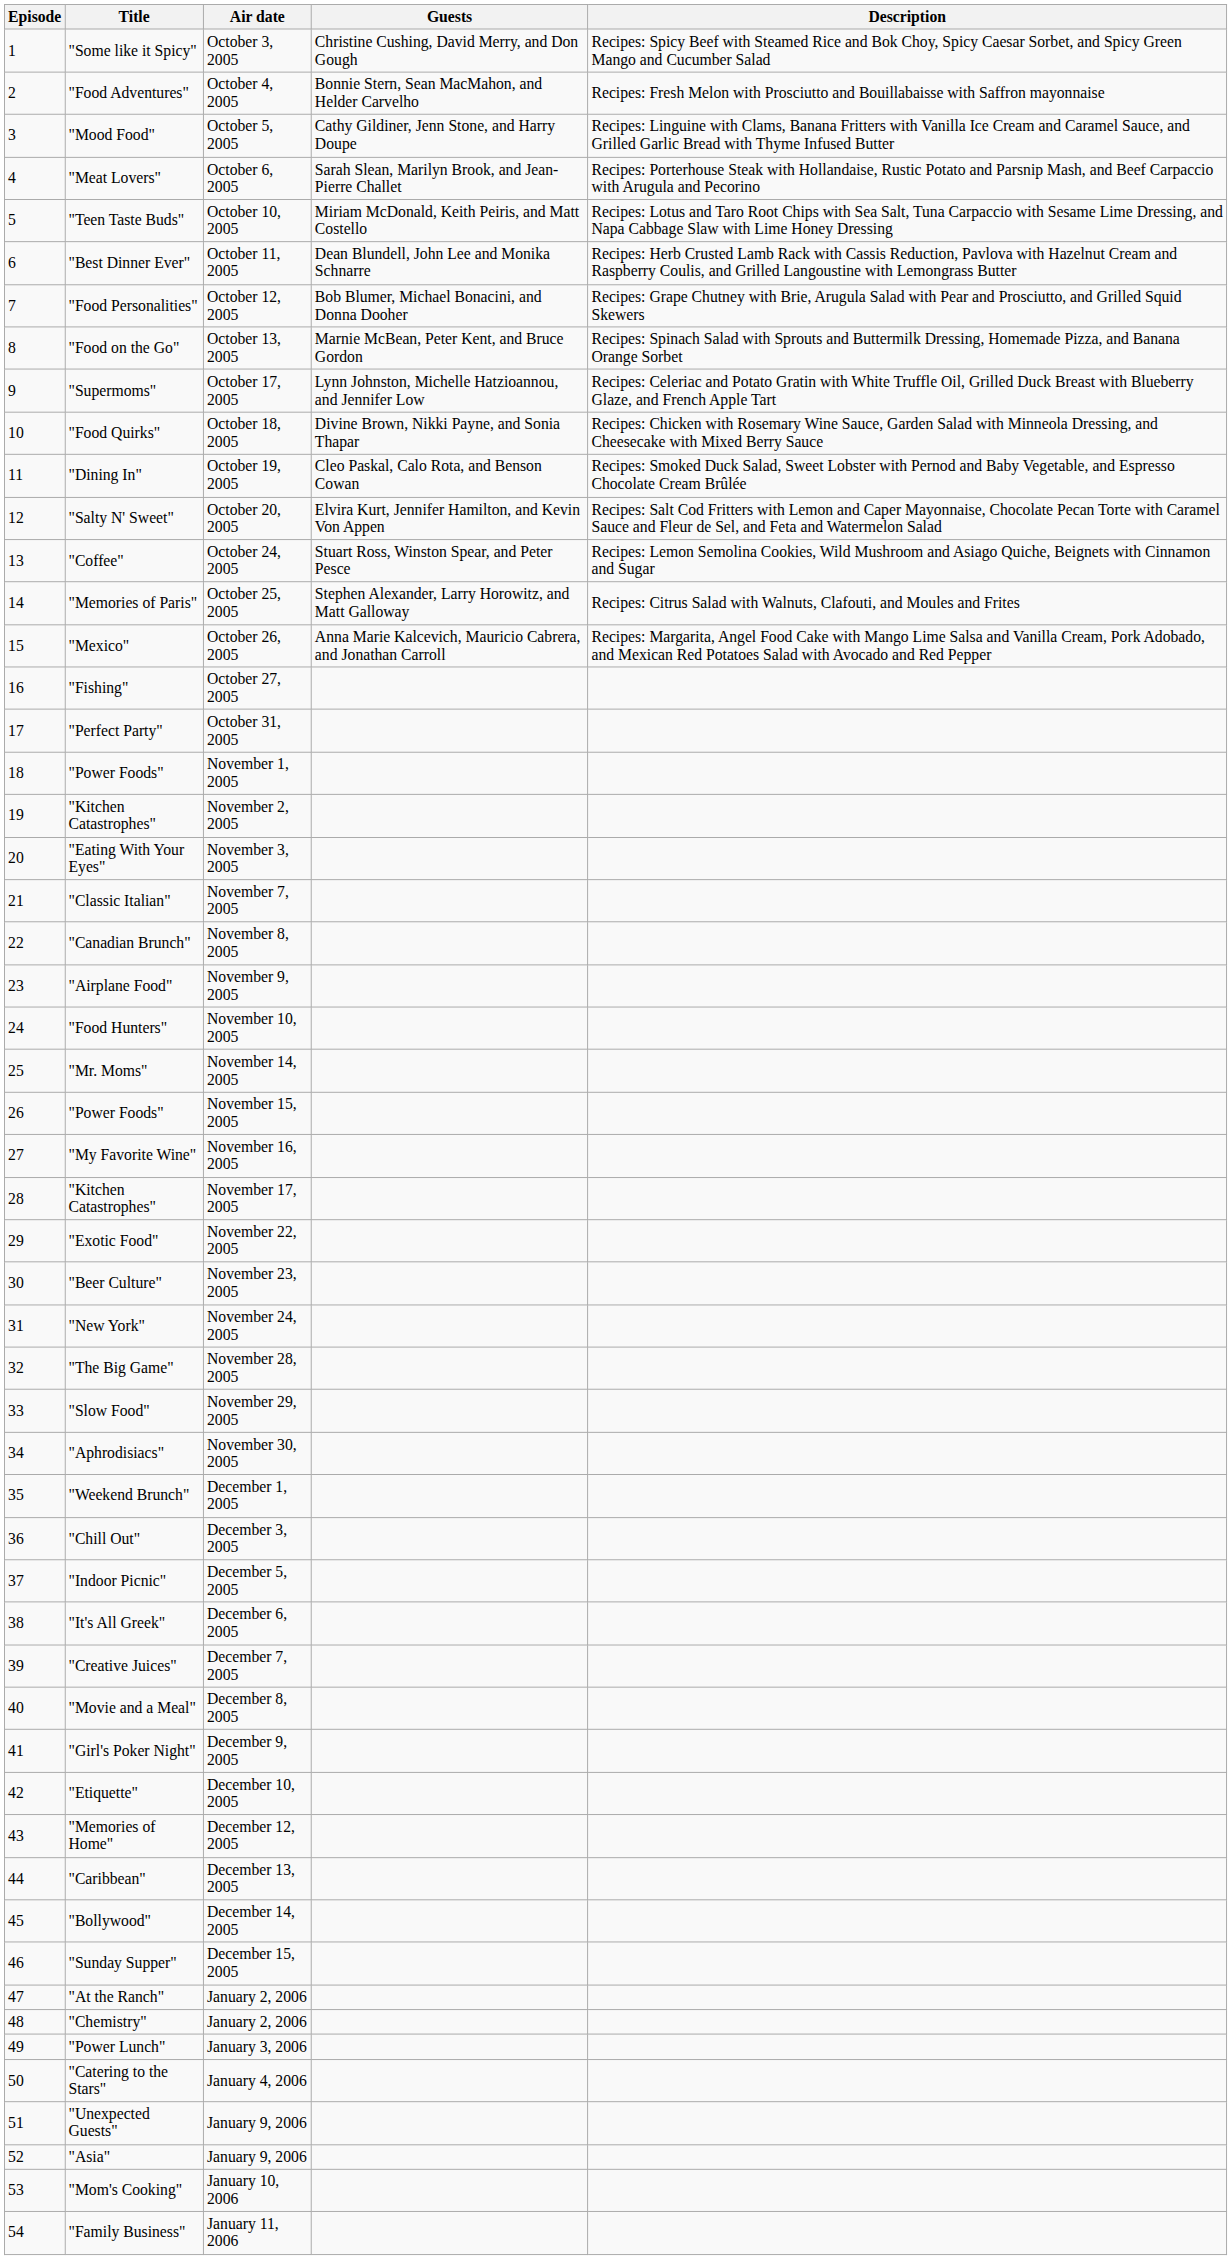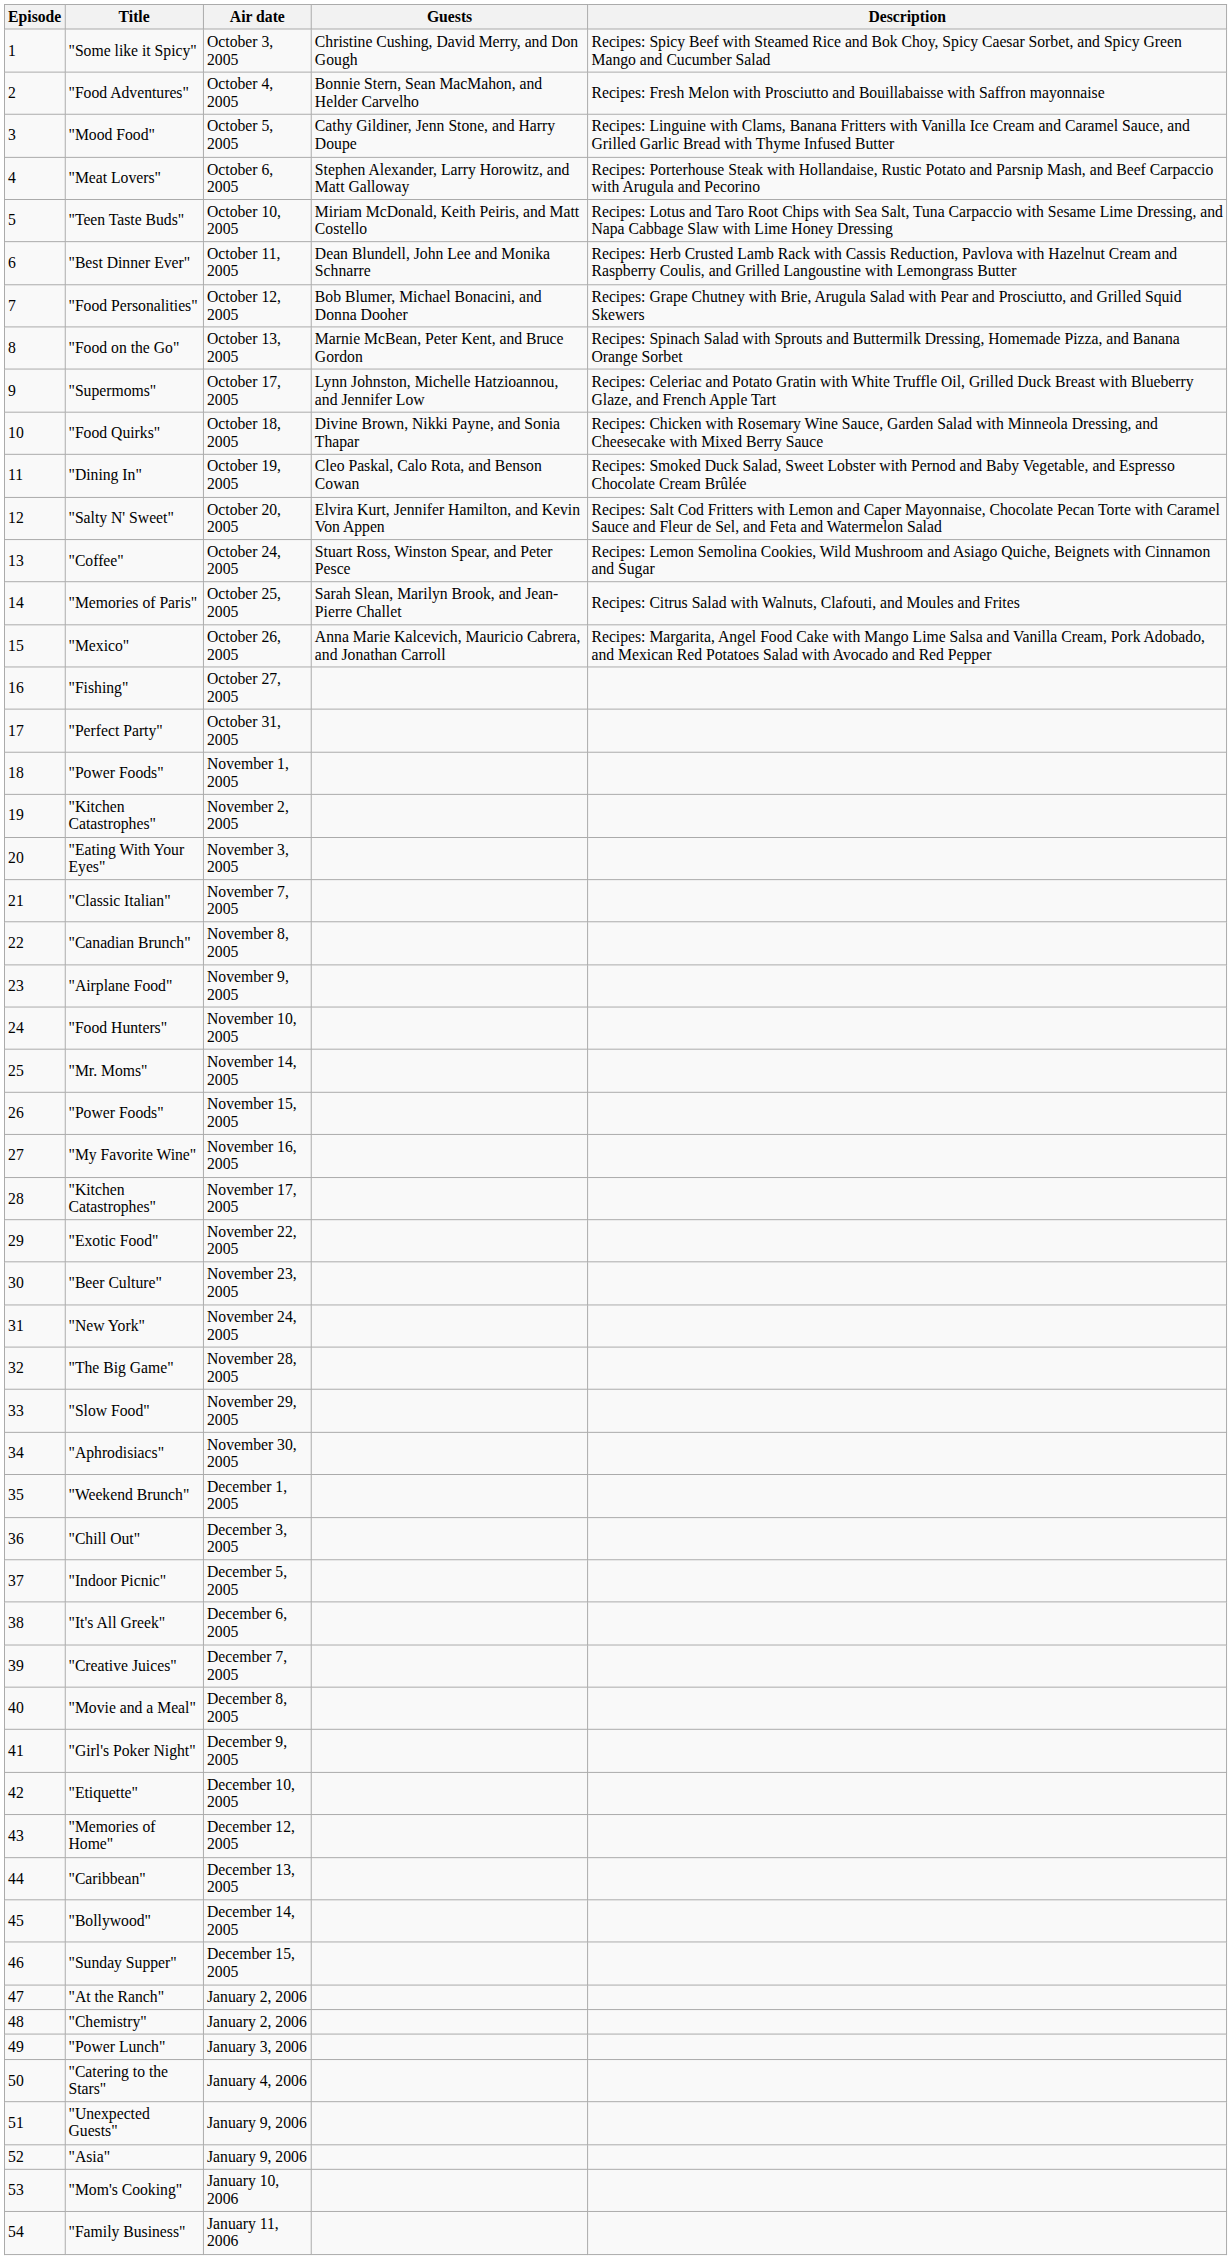(437, 178) Sarah Slean, Marilyn Brook, and Jean-Pierre Challet -> (442, 178) Stephen Alexander, Larry Horowitz, and Matt Galloway
(442, 603) Stephen Alexander, Larry Horowitz, and Matt Galloway -> (437, 603) Sarah Slean, Marilyn Brook, and Jean-Pierre Challet
